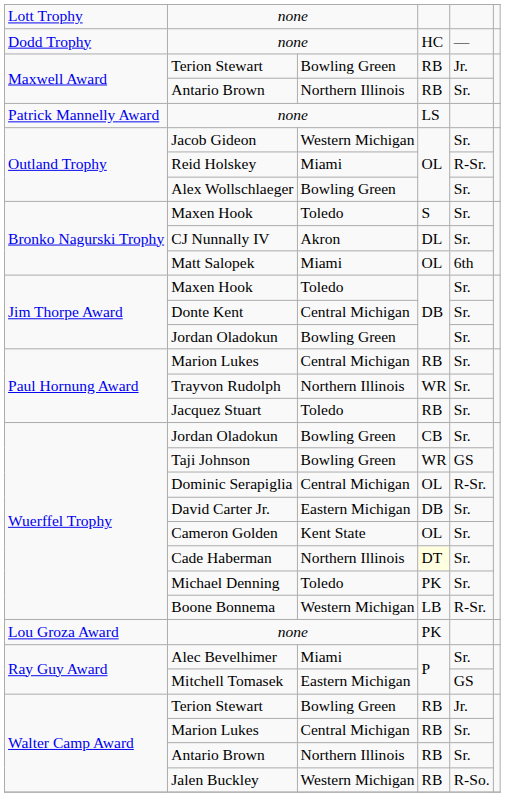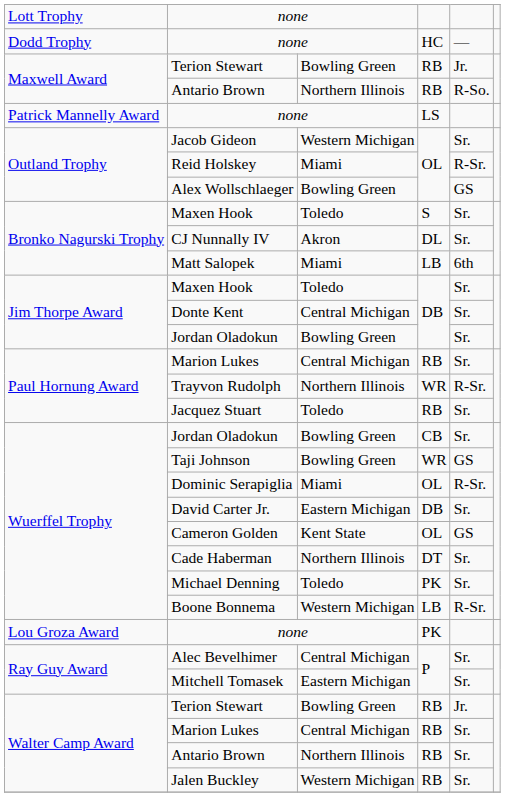(462, 90) Sr. -> (472, 90) R-So.
(462, 189) Sr. -> (464, 189) GS
(432, 262) OL -> (432, 262) LB
(462, 386) Sr. -> (470, 386) R-Sr.
(355, 484) Central Michigan -> (321, 484) Miami
(462, 533) Sr. -> (464, 533) GS
(432, 558) lightyellow background -> (432, 558) no background
(321, 656) Miami -> (355, 656) Central Michigan
(464, 681) GS -> (462, 681) Sr.
(472, 779) R-So. -> (462, 779) Sr.
